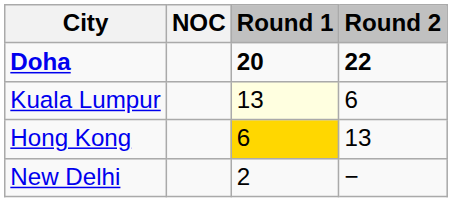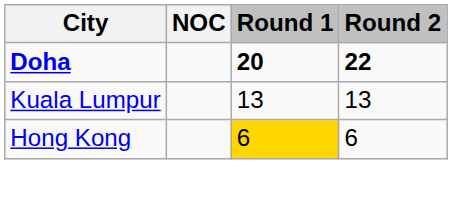(250, 100) lightyellow background -> (250, 100) no background
(351, 100) 6 -> (358, 100) 13
(358, 138) 13 -> (351, 138) 6
- row: (65, 176)
